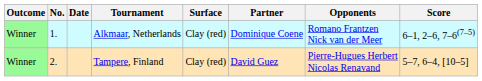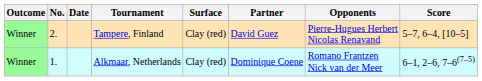rows swapped: (137, 33) <-> (128, 61)
